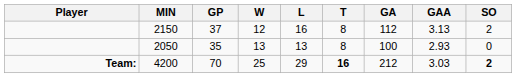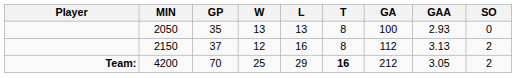rows swapped: (166, 47) <-> (166, 30)
(439, 64) 3.03 -> (439, 64) 3.05
(489, 64) bold -> (489, 64) normal
